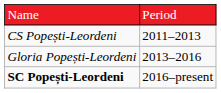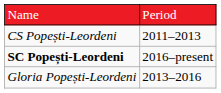rows swapped: (72, 56) <-> (66, 77)
